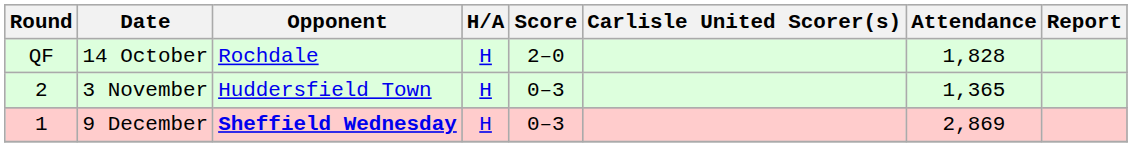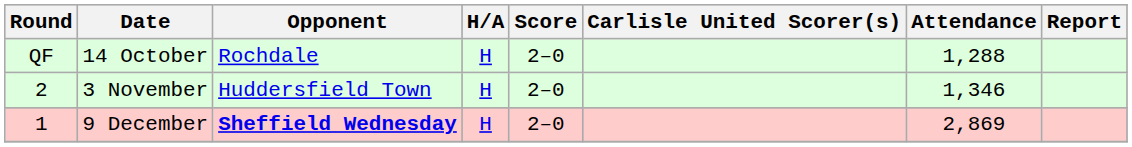(974, 56) 1,828 -> (974, 56) 1,288
(546, 90) 0–3 -> (546, 90) 2–0
(974, 90) 1,365 -> (974, 90) 1,346
(546, 124) 0–3 -> (546, 124) 2–0
